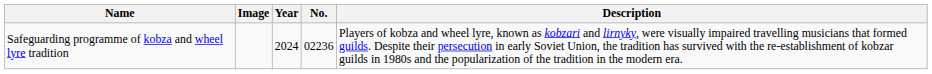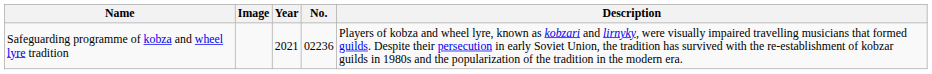(287, 45) 2024 -> (287, 45) 2021
